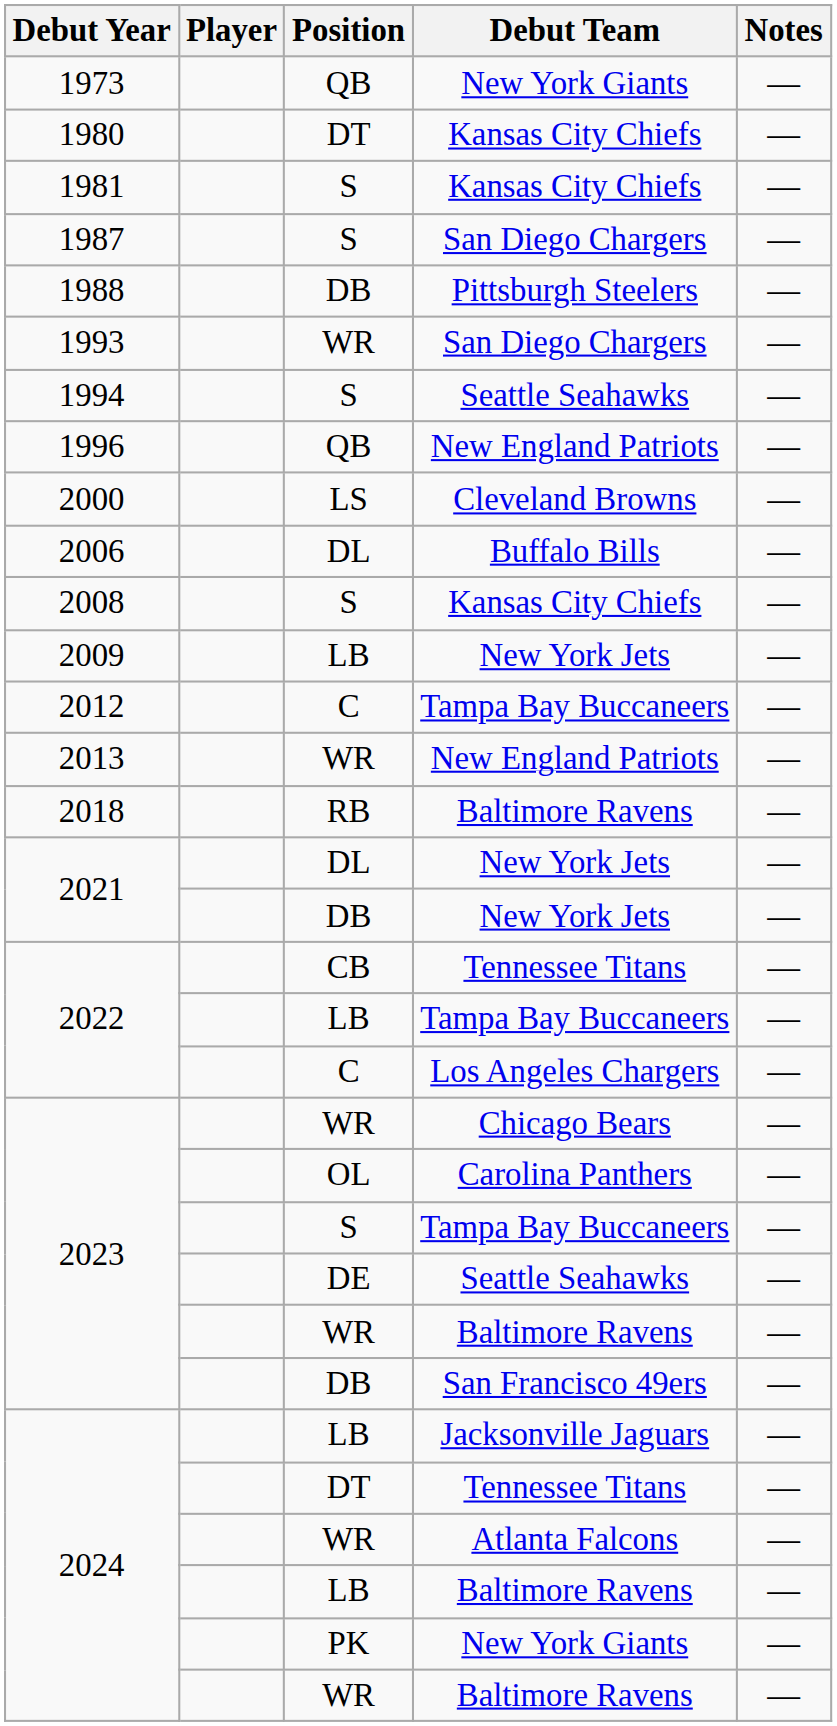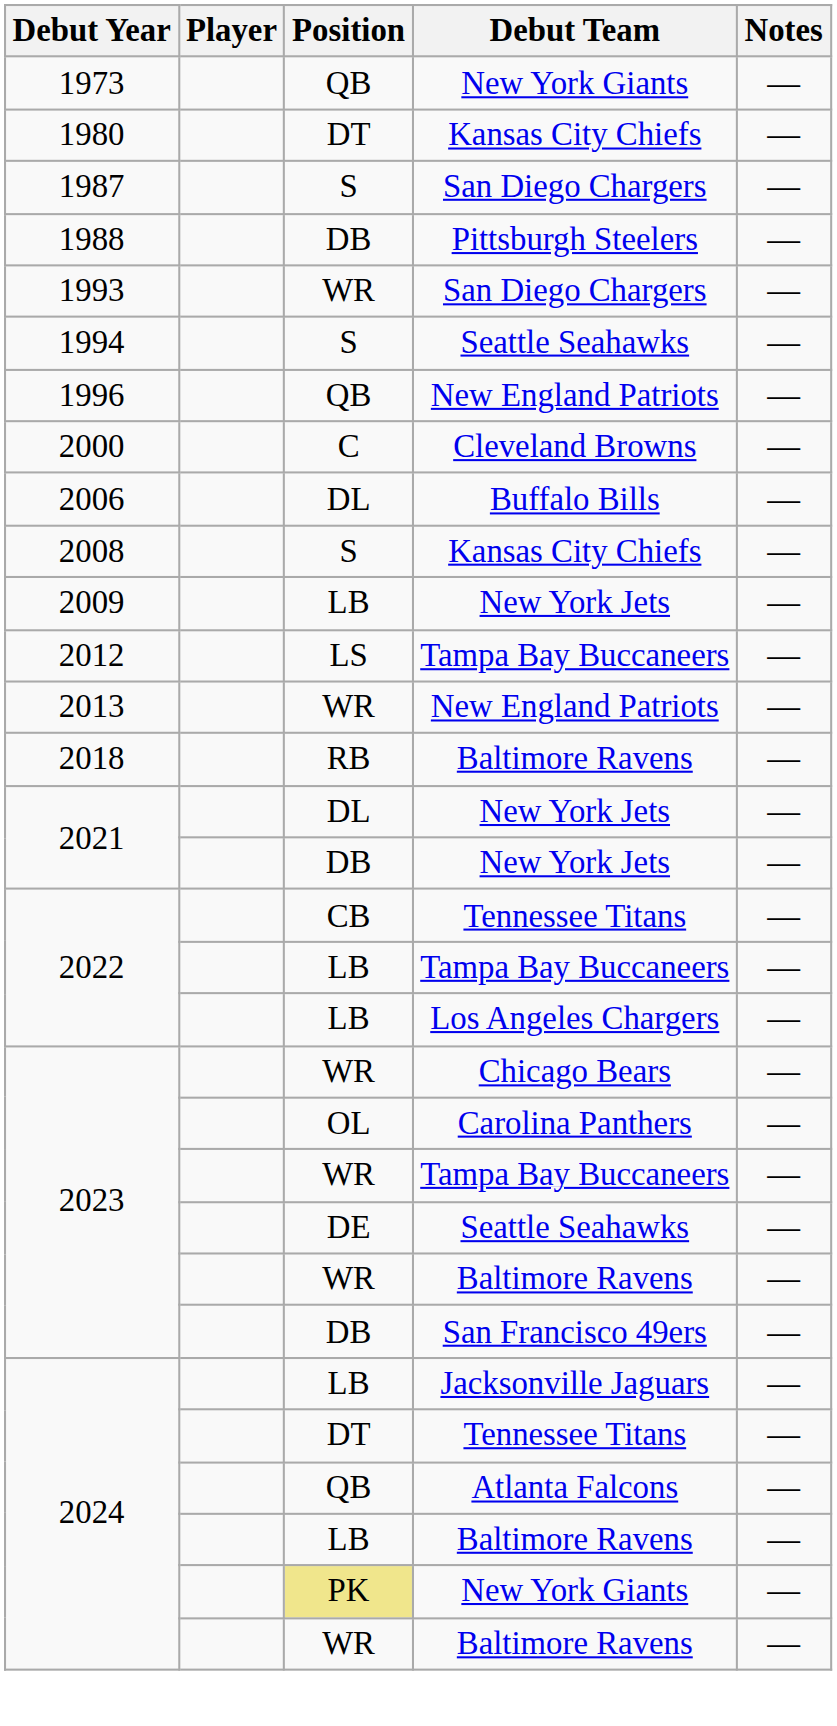- row: (92, 186)
(349, 498) LS -> (349, 446) C
(349, 706) C -> (349, 654) LS
(349, 1070) C -> (349, 1018) LB
(349, 1226) S -> (349, 1174) WR
(349, 1539) WR -> (349, 1487) QB
(349, 1643) no background -> (349, 1591) khaki background
